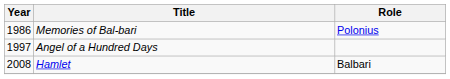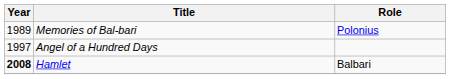(19, 30) 1986 -> (19, 30) 1989
(19, 64) normal -> (19, 64) bold
